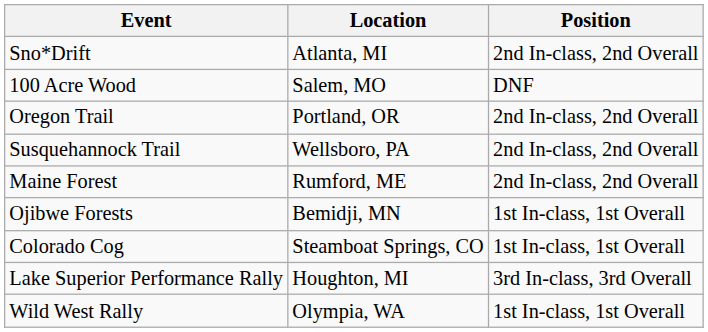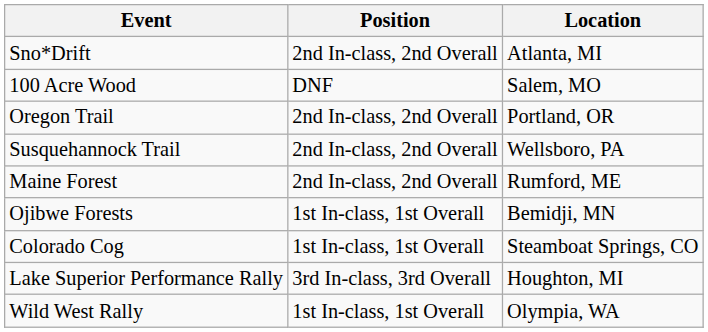columns swapped: (388, 20) <-> (596, 20)
